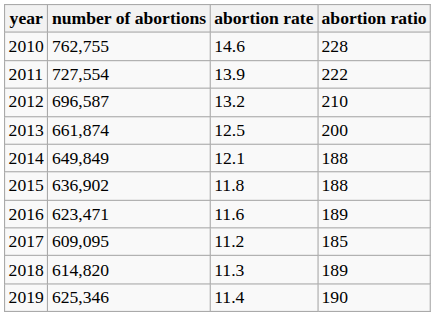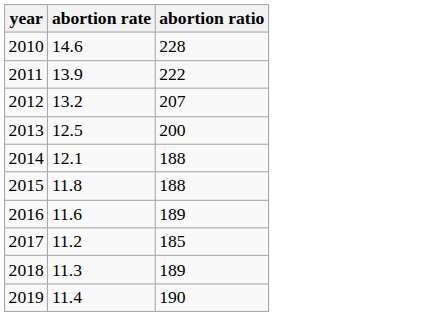- column: (129, 18)
(335, 102) 210 -> (172, 102) 207
